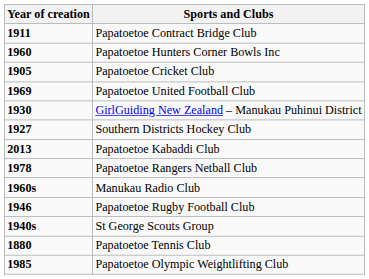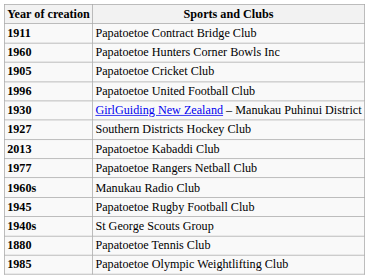(19, 91) 1969 -> (19, 91) 1996
(19, 168) 1978 -> (19, 168) 1977
(19, 206) 1946 -> (19, 206) 1945
